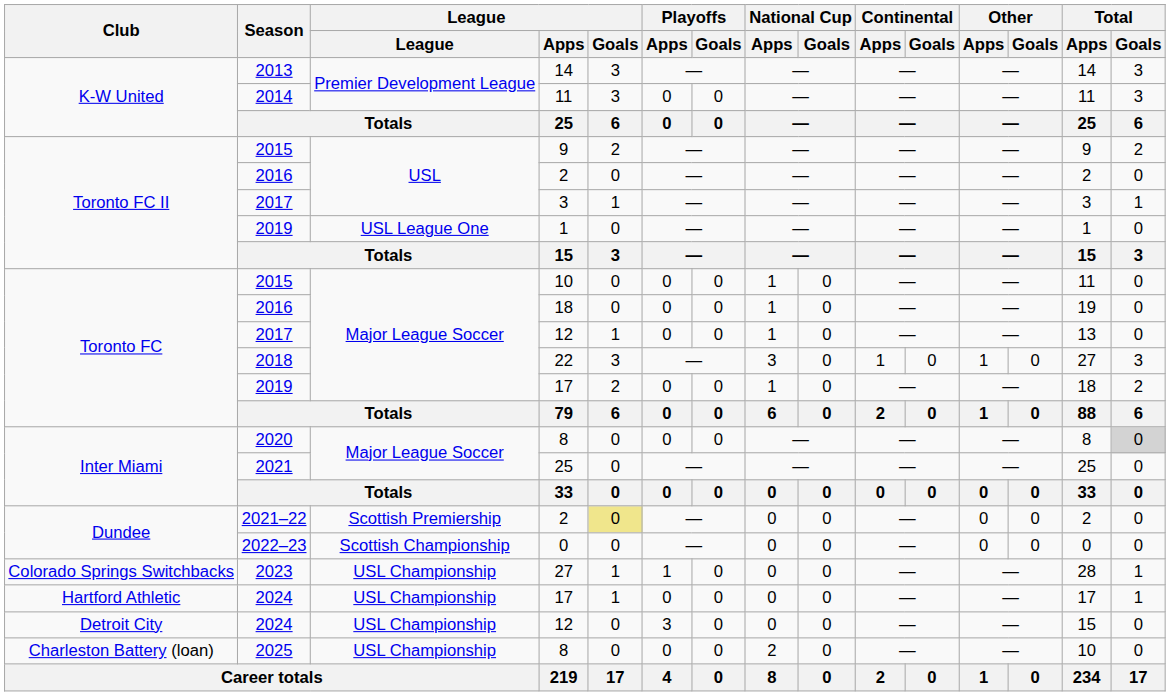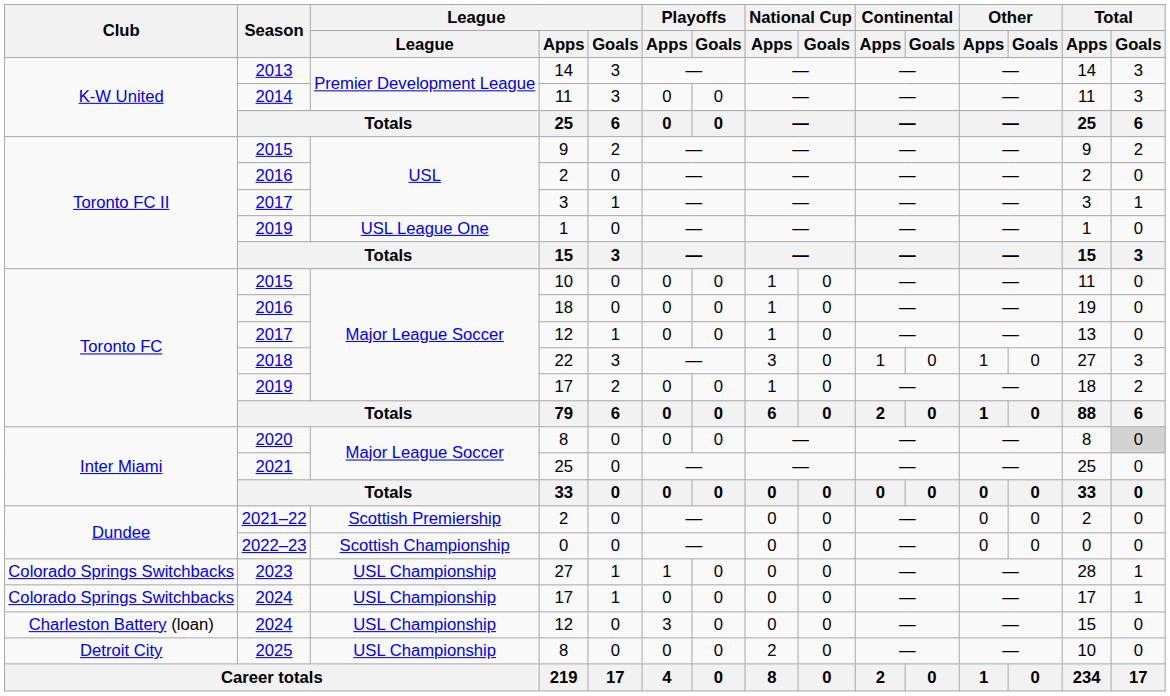(615, 519) khaki background -> (615, 519) no background
(121, 598) Hartford Athletic -> (121, 598) Colorado Springs Switchbacks
(121, 624) Detroit City -> (121, 624) Charleston Battery (loan)
(121, 651) Charleston Battery (loan) -> (121, 651) Detroit City
